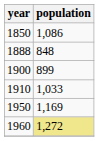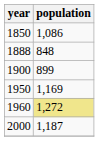- row: (19, 88)
+ row: (19, 126)
